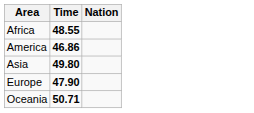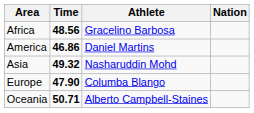+ column: (146, 13)
(66, 30) 48.55 -> (66, 30) 48.56
(66, 64) 49.80 -> (66, 64) 49.32
